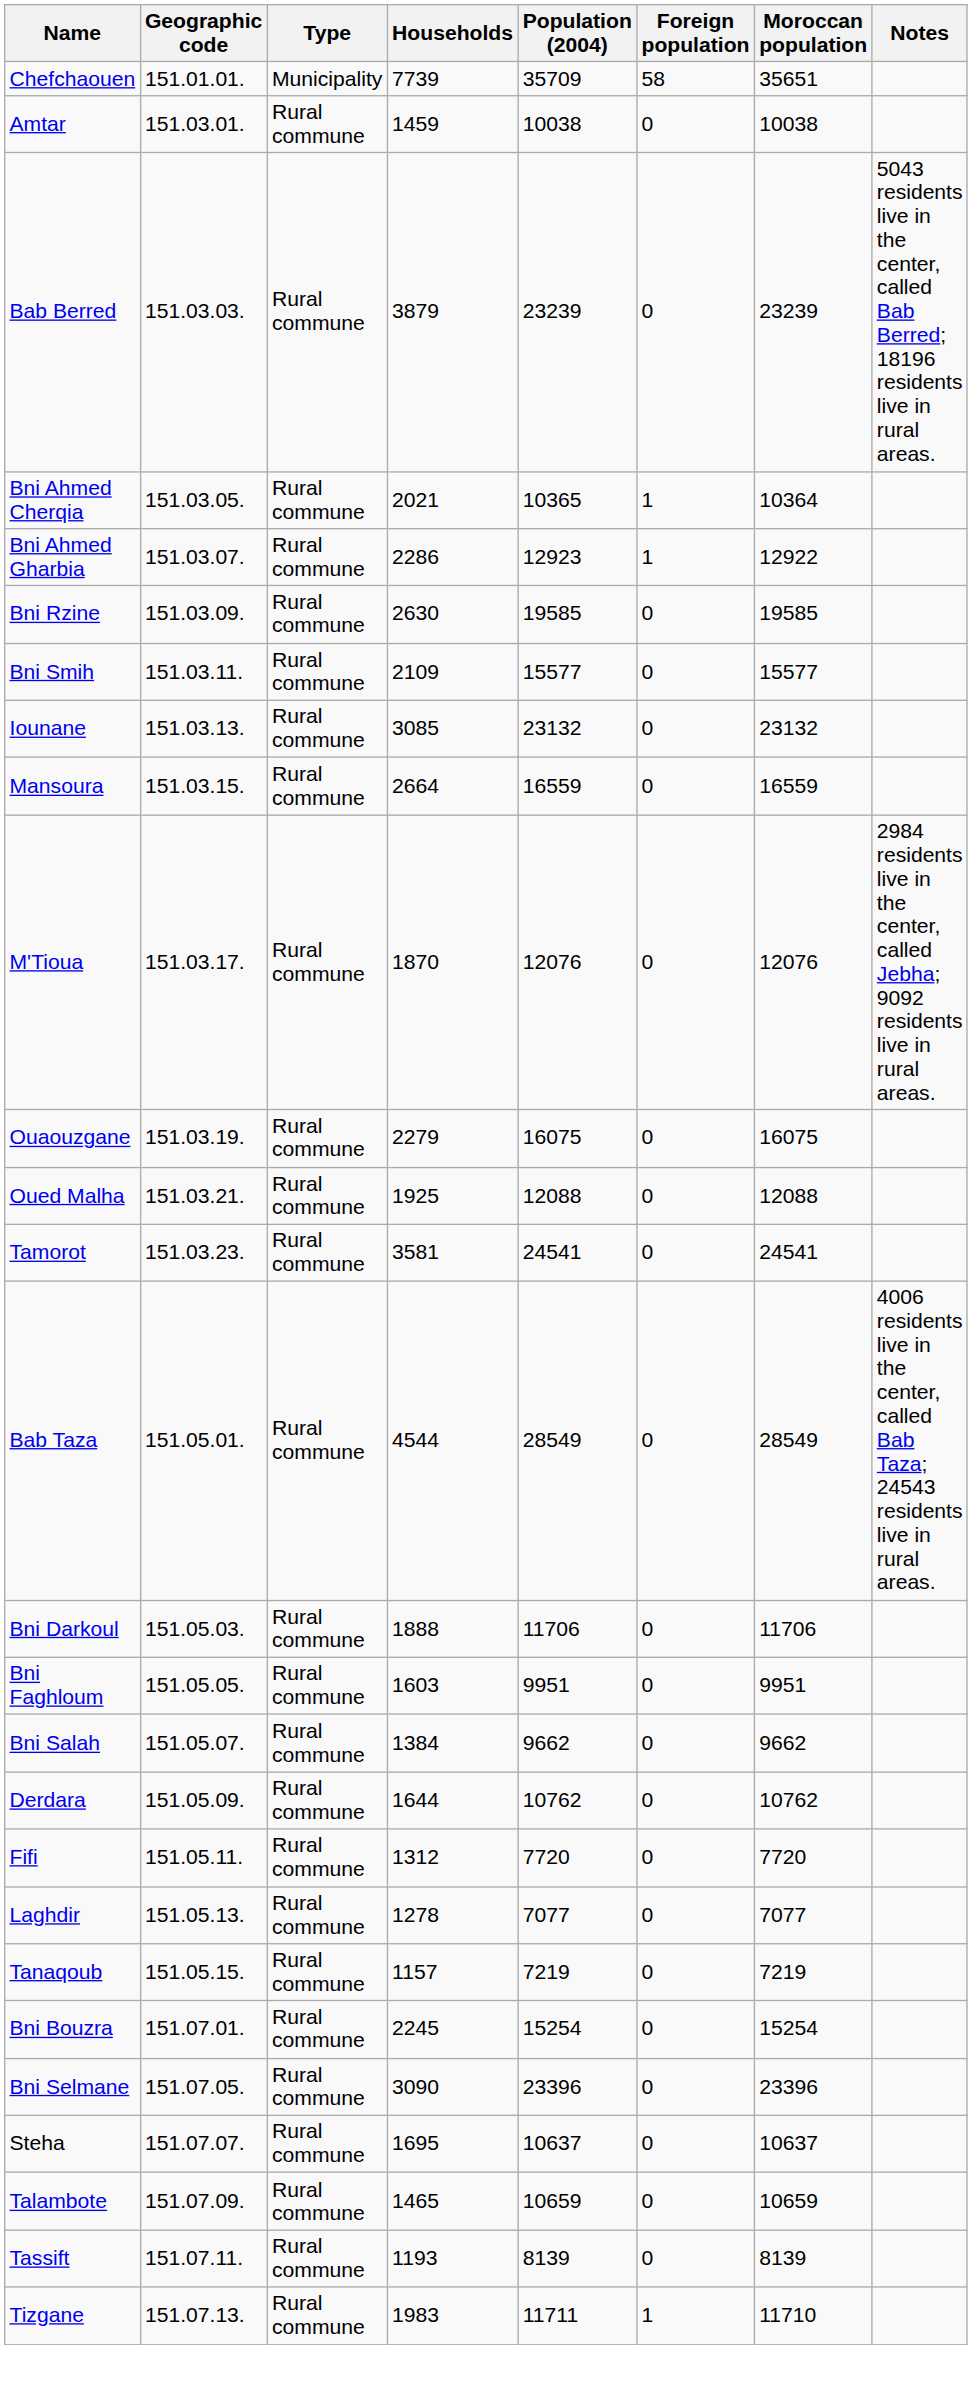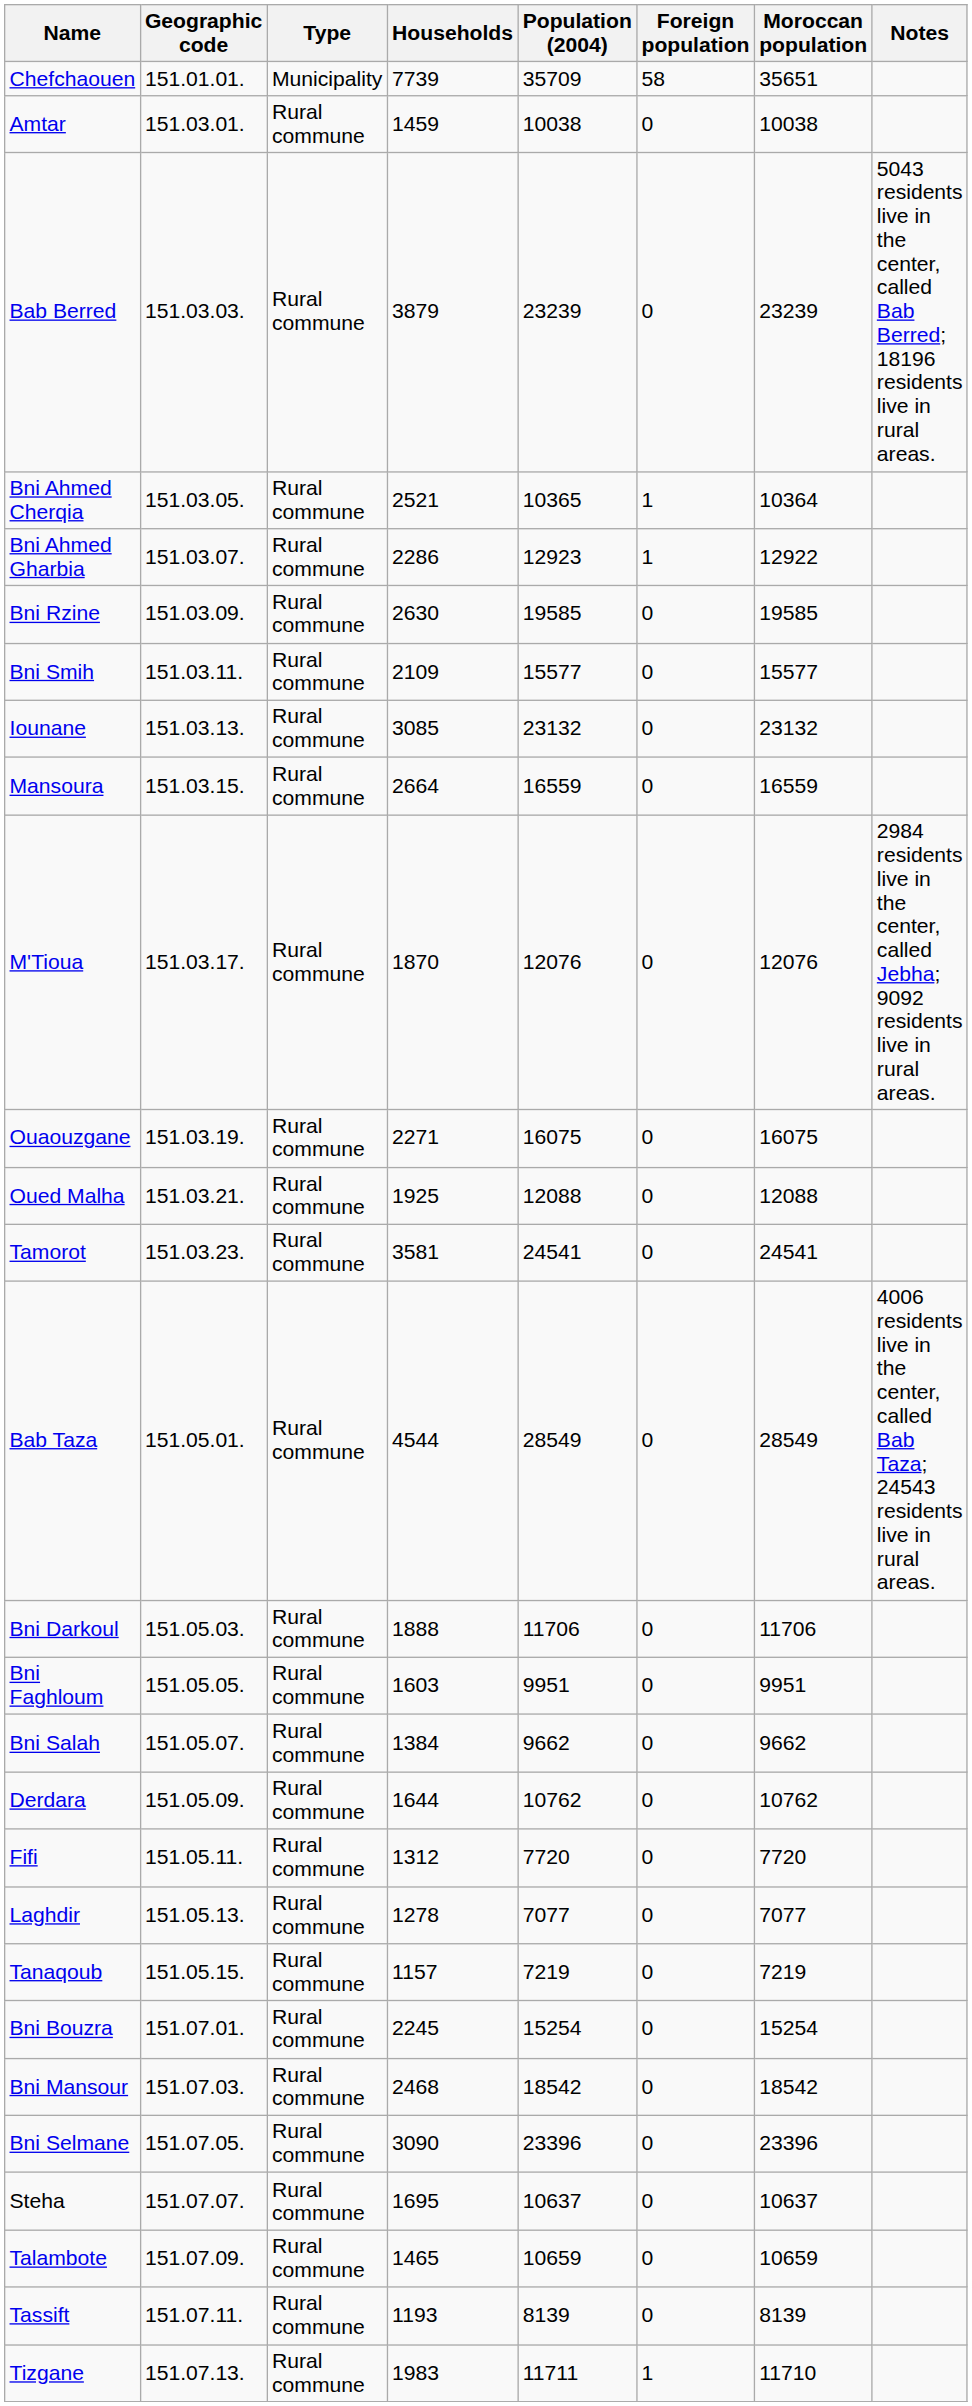(416, 499) 2021 -> (416, 499) 2521
(416, 1138) 2279 -> (416, 1138) 2271
+ row: (69, 2086)
